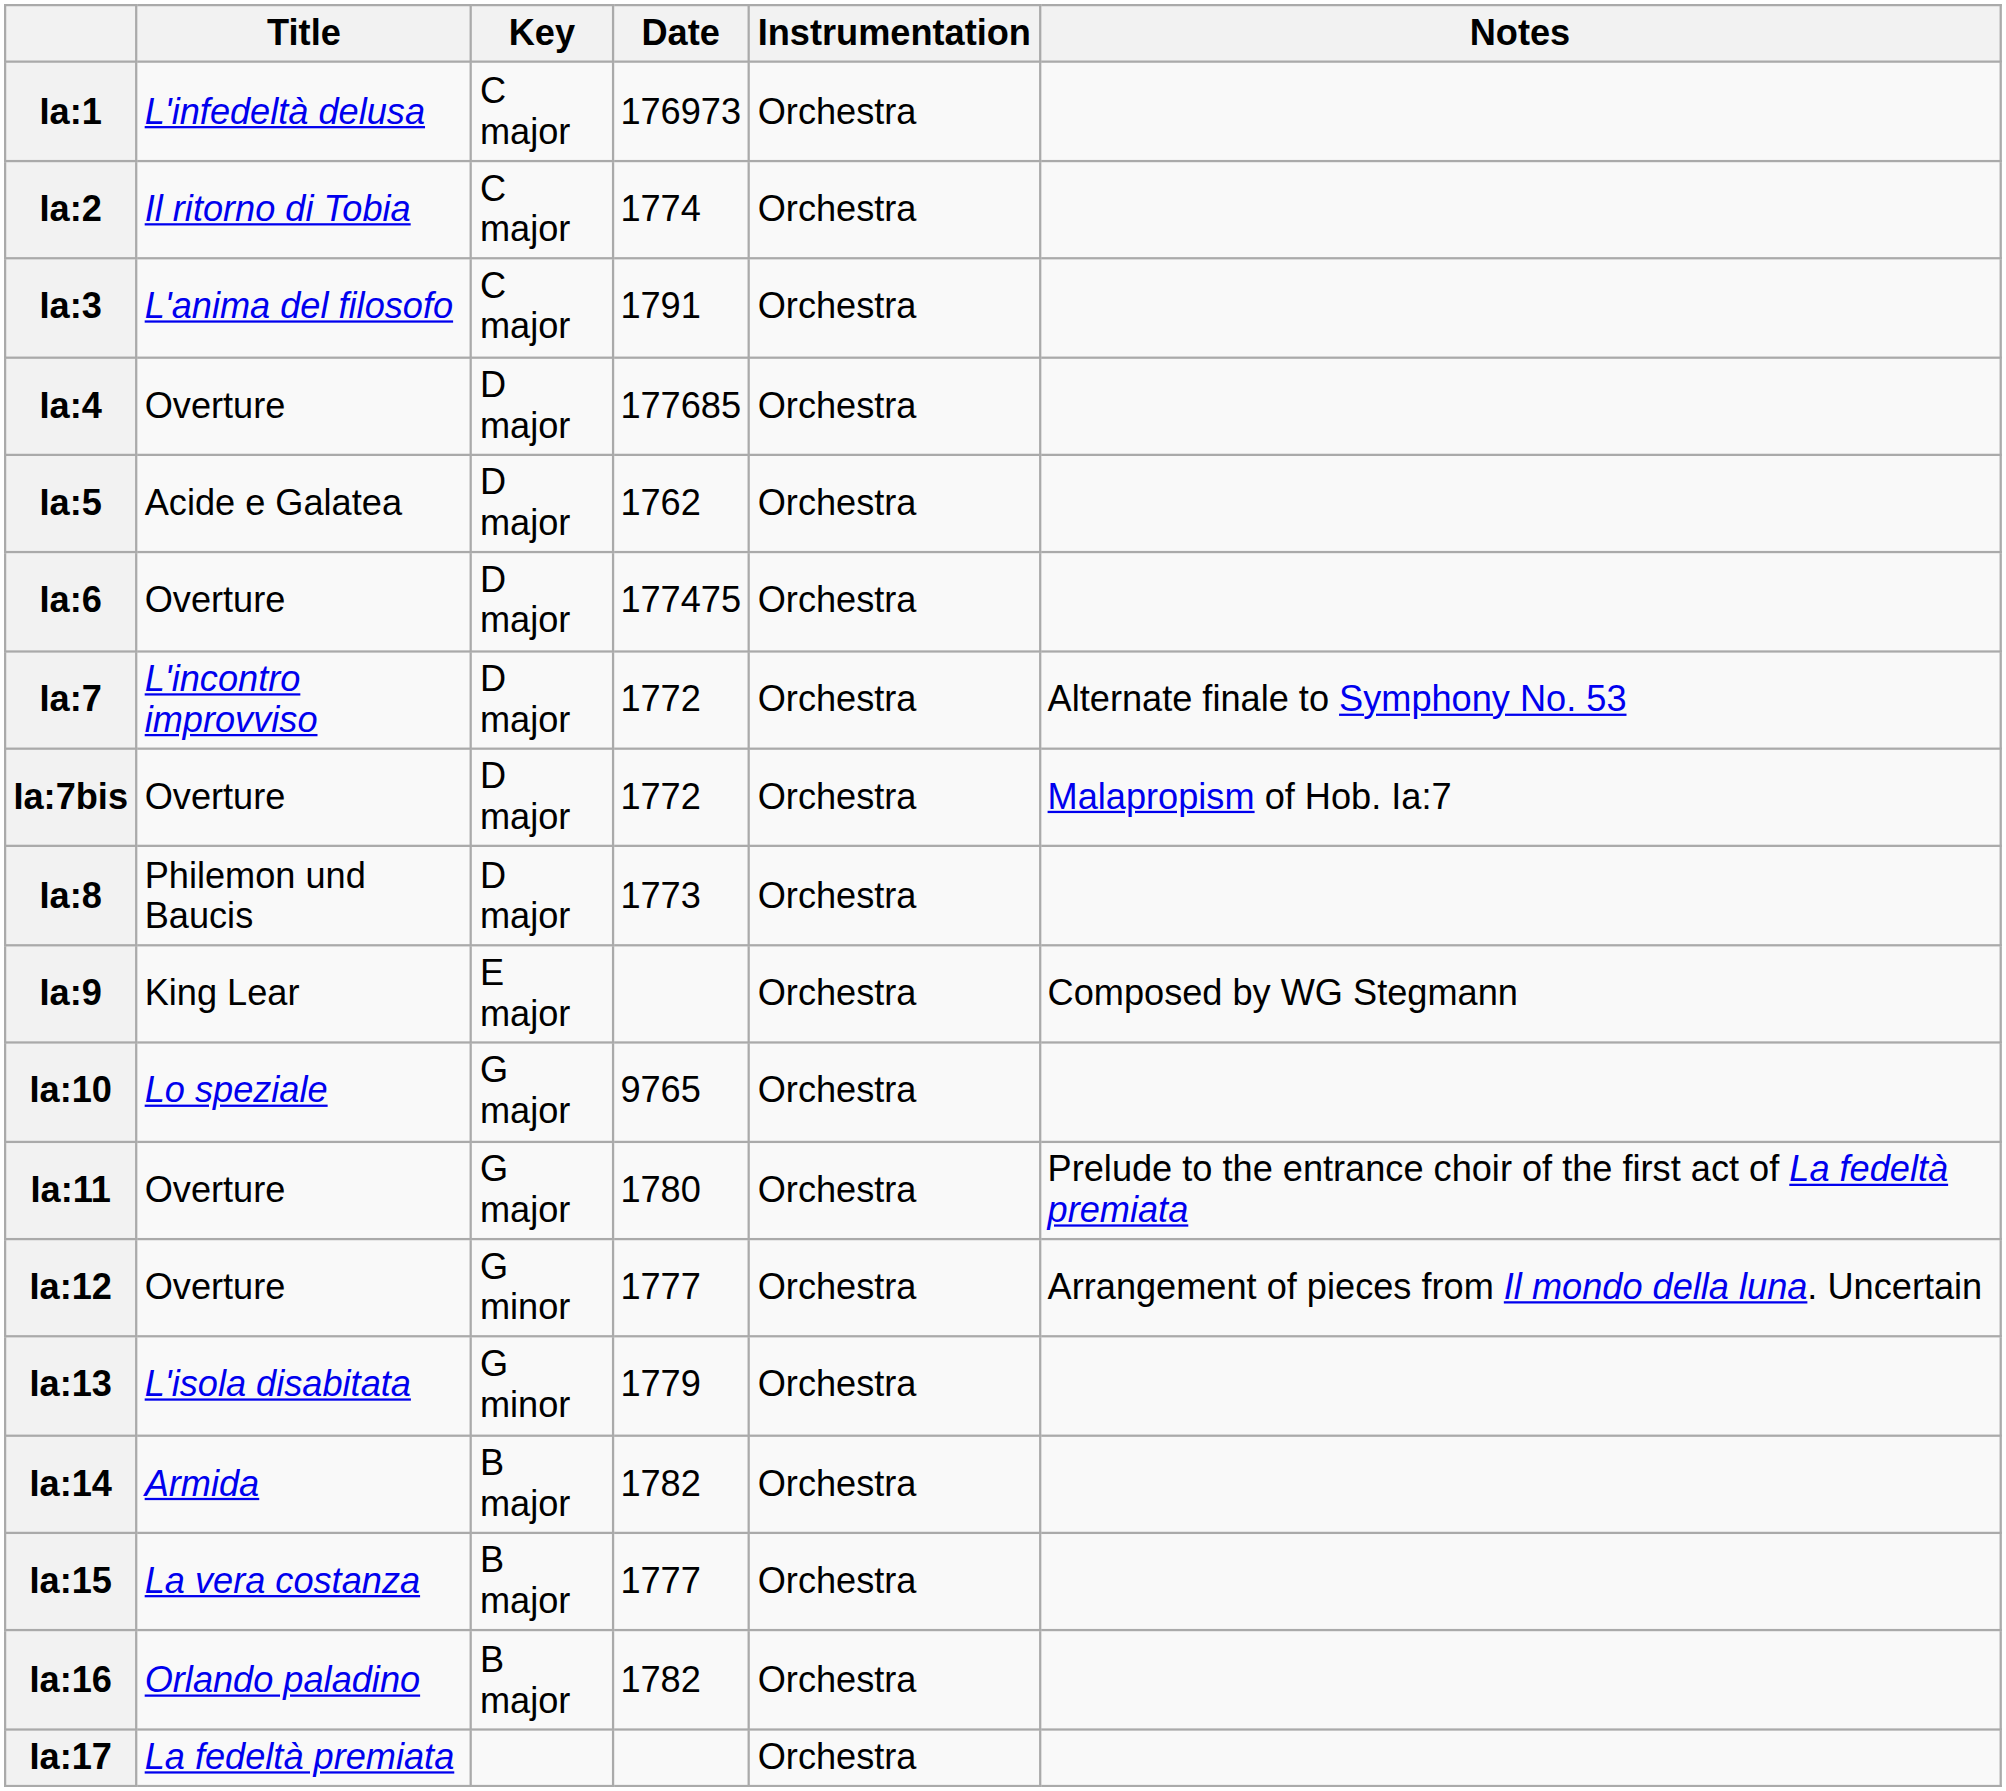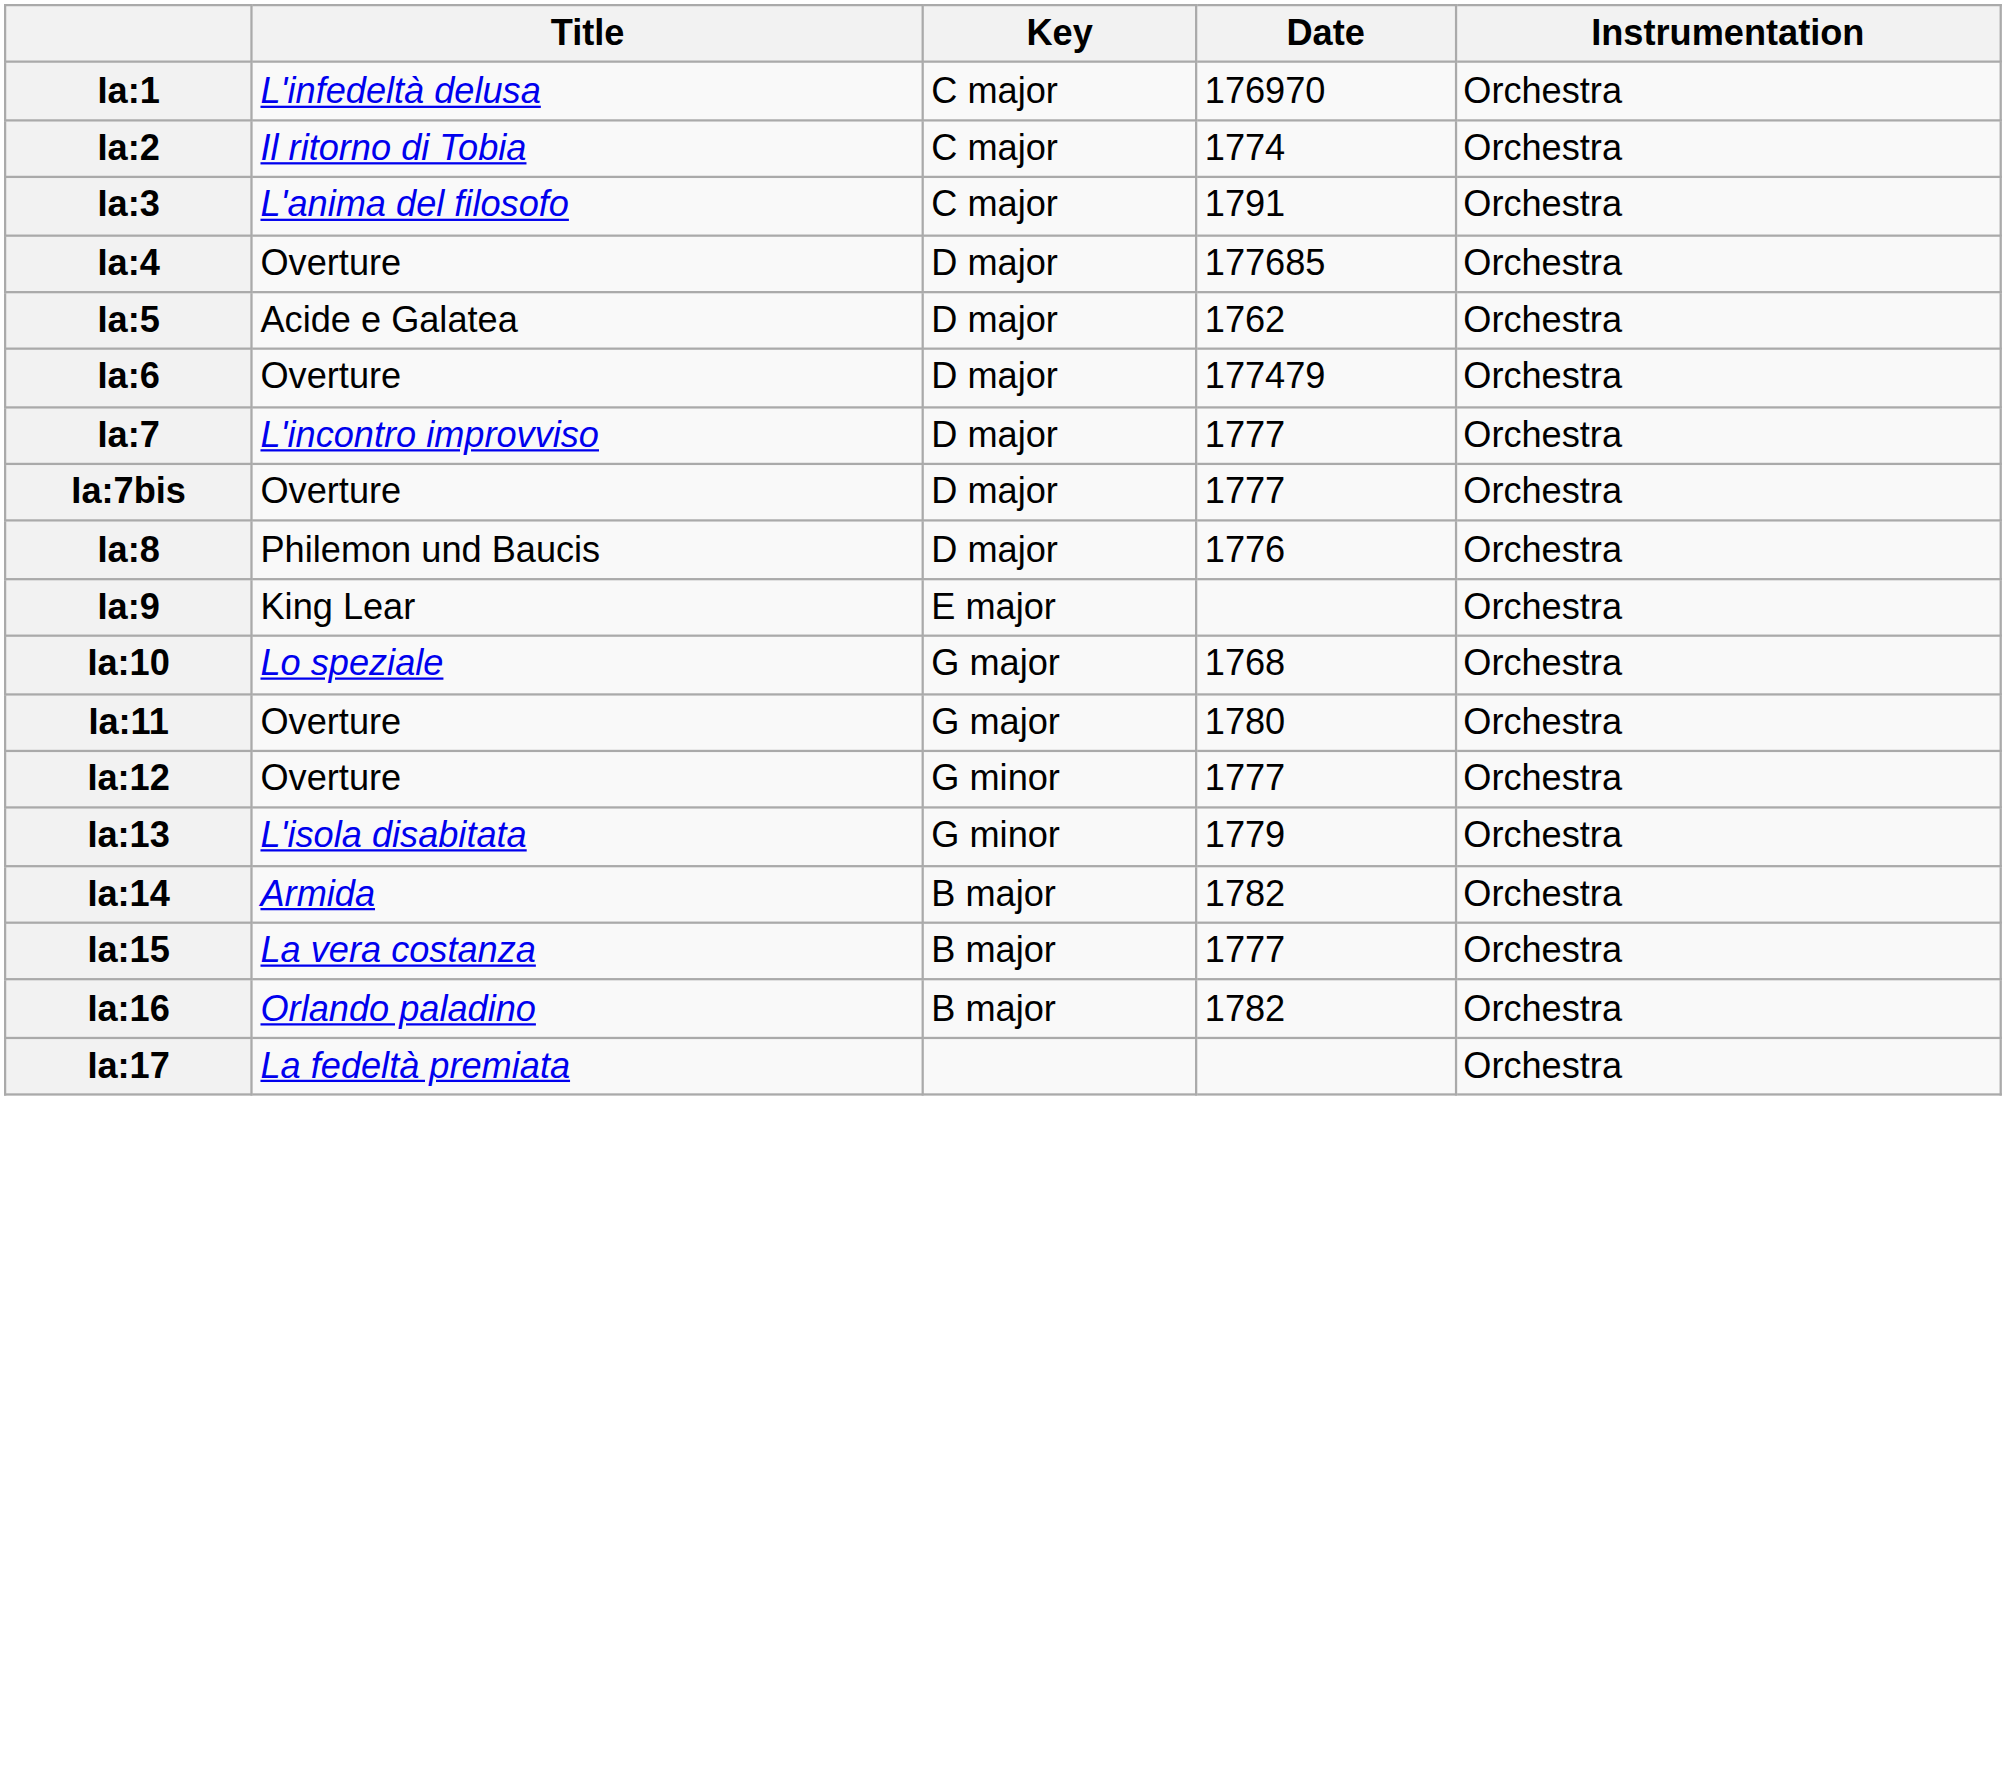- column: (1520, 33)
(681, 110) 176973 -> (1265, 90) 176970
(681, 600) 177475 -> (1265, 377) 177479
(661, 699) 1772 -> (1245, 434) 1777
(661, 797) 1772 -> (1245, 491) 1777
(661, 895) 1773 -> (1245, 549) 1776
(661, 1091) 9765 -> (1245, 663) 1768
